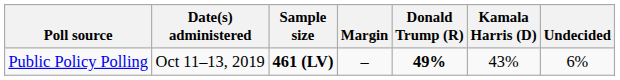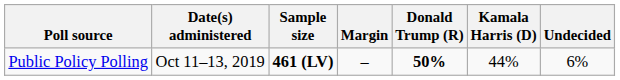(429, 61) 49% -> (429, 61) 50%
(504, 61) 43% -> (504, 61) 44%
